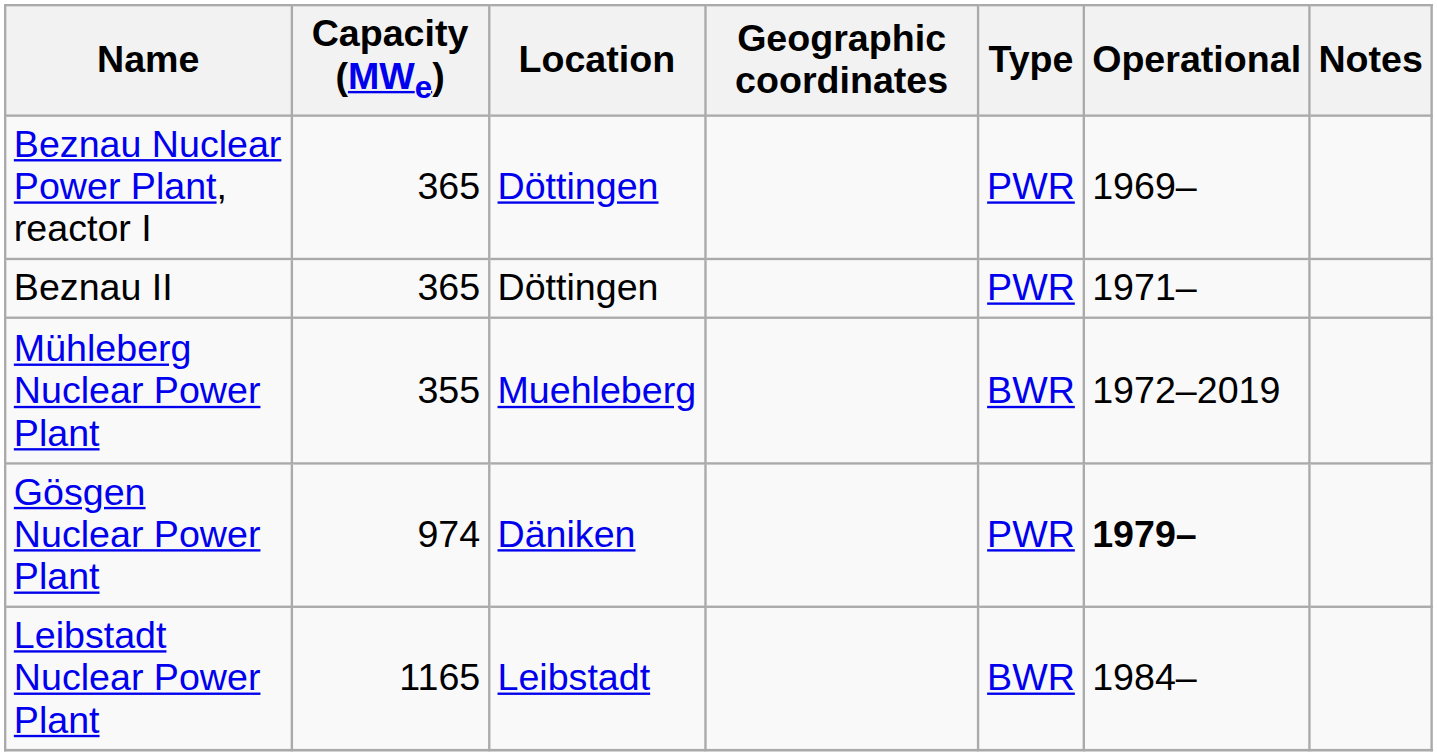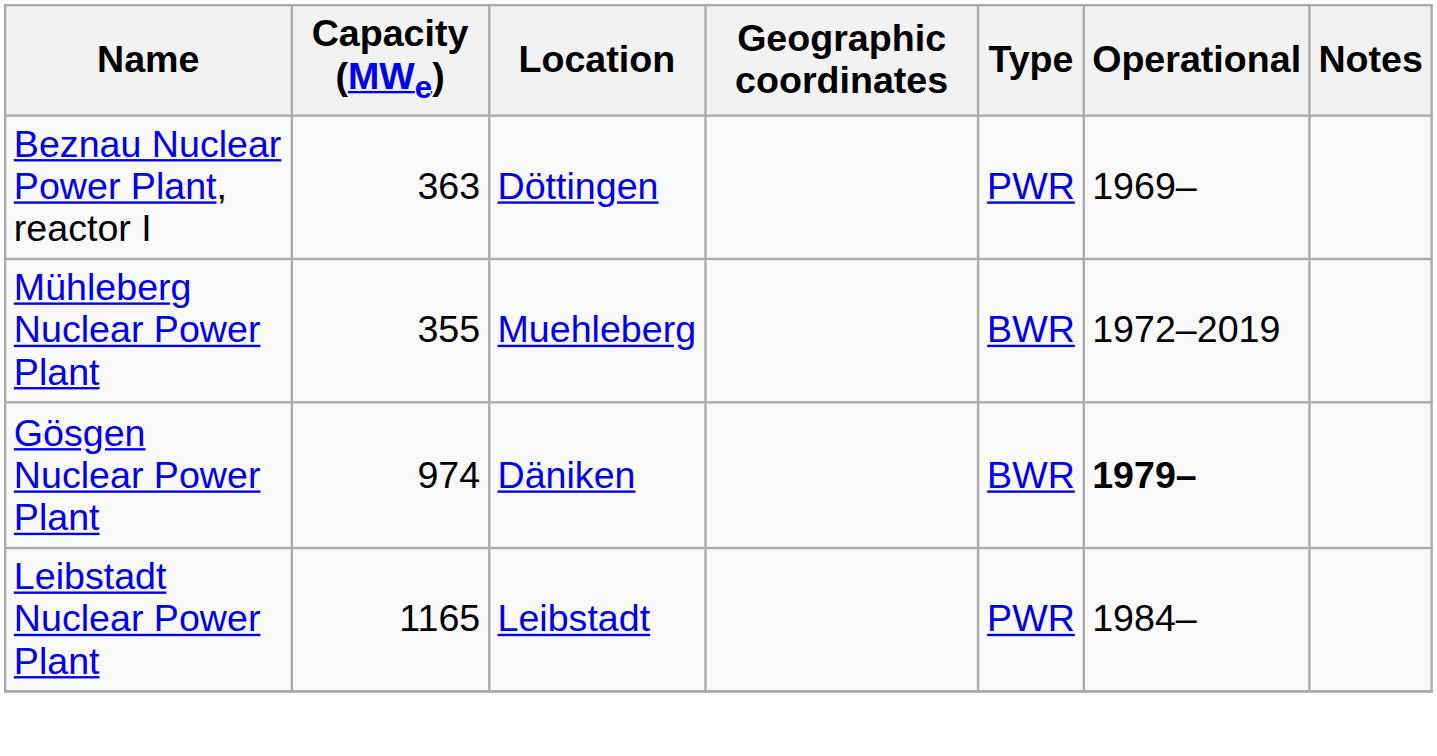(449, 186) 365 -> (449, 186) 363
- row: (93, 287)
(1031, 534) PWR -> (1031, 474) BWR
(1031, 678) BWR -> (1031, 618) PWR
